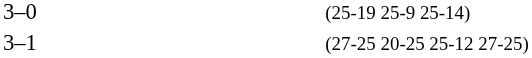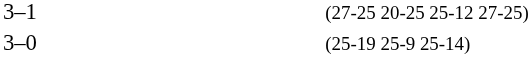rows swapped: (20, 11) <-> (20, 42)
